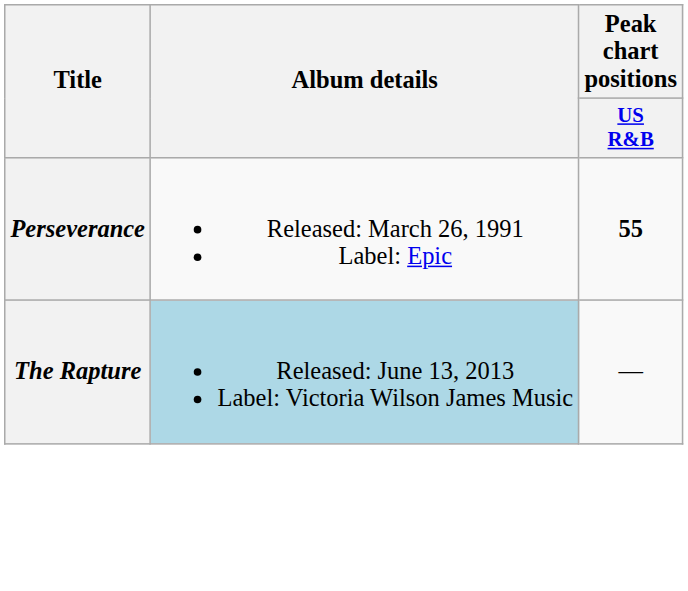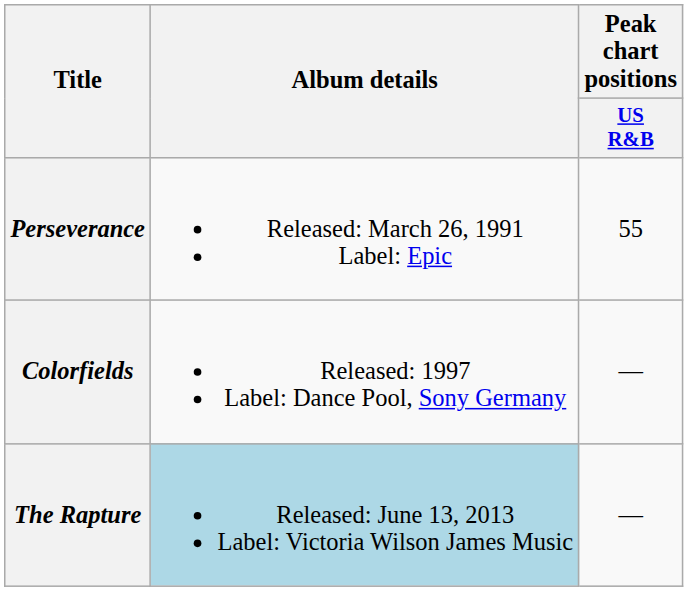(631, 228) bold -> (631, 228) normal
+ row: (78, 371)
